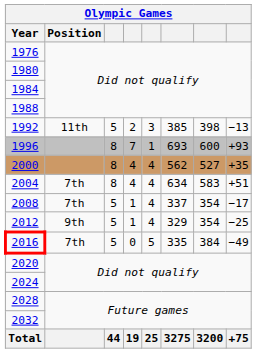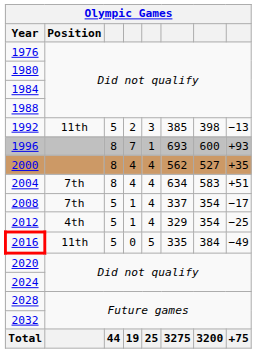(74, 222) 9th -> (74, 222) 4th
(75, 242) 7th -> (75, 242) 11th
